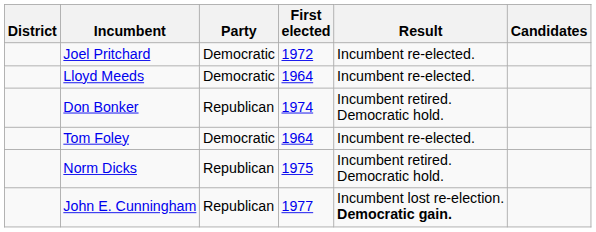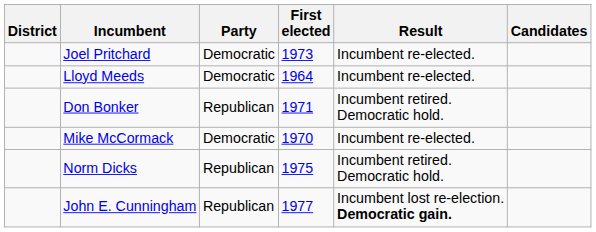(297, 54) 1972 -> (297, 54) 1973
(297, 107) 1974 -> (297, 107) 1971
+ row: (118, 138)
- row: (96, 138)
